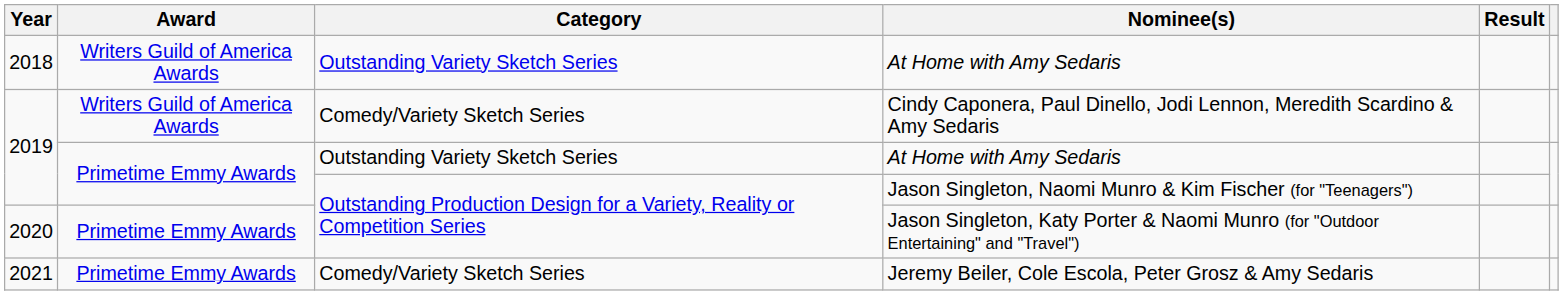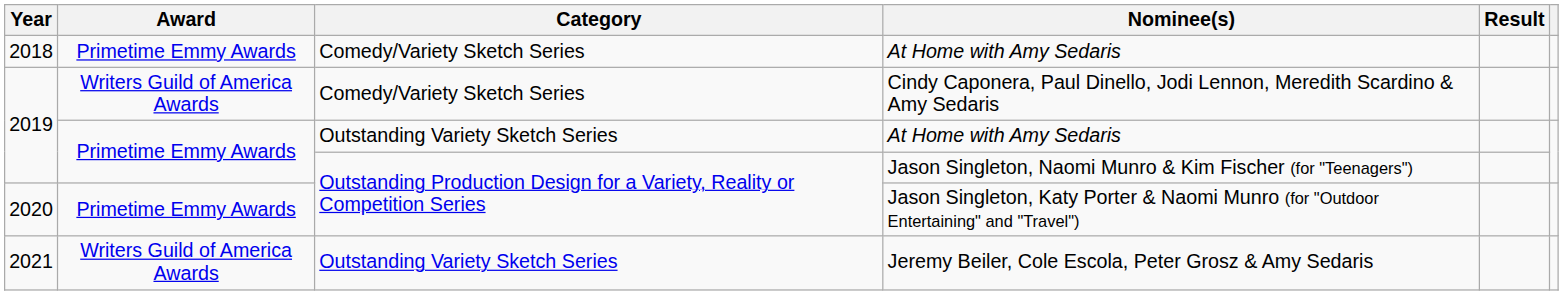(186, 62) Writers Guild of America Awards -> (186, 51) Primetime Emmy Awards
(468, 62) Outstanding Variety Sketch Series -> (452, 51) Comedy/Variety Sketch Series
(186, 273) Primetime Emmy Awards -> (186, 262) Writers Guild of America Awards
(452, 273) Comedy/Variety Sketch Series -> (468, 262) Outstanding Variety Sketch Series
